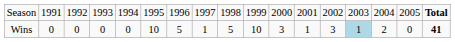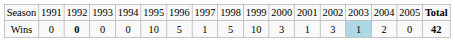(77, 29) normal -> (77, 29) bold
(436, 29) 41 -> (436, 29) 42
